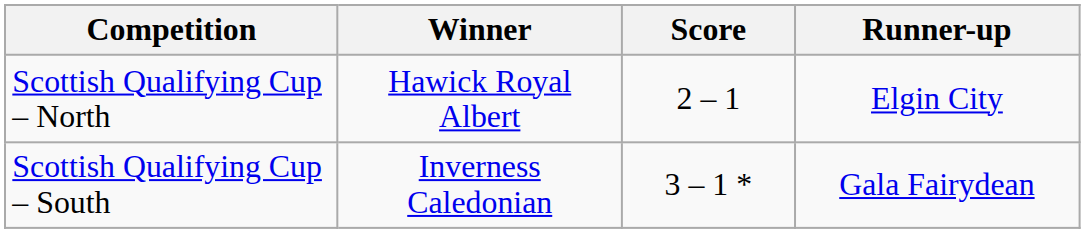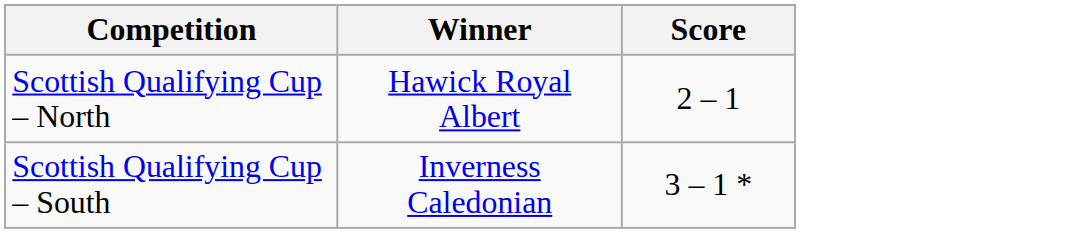- column: (937, 29)
